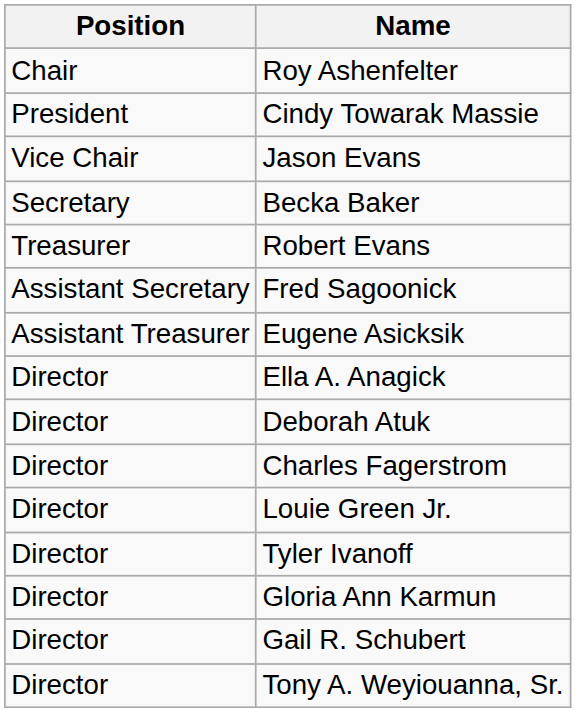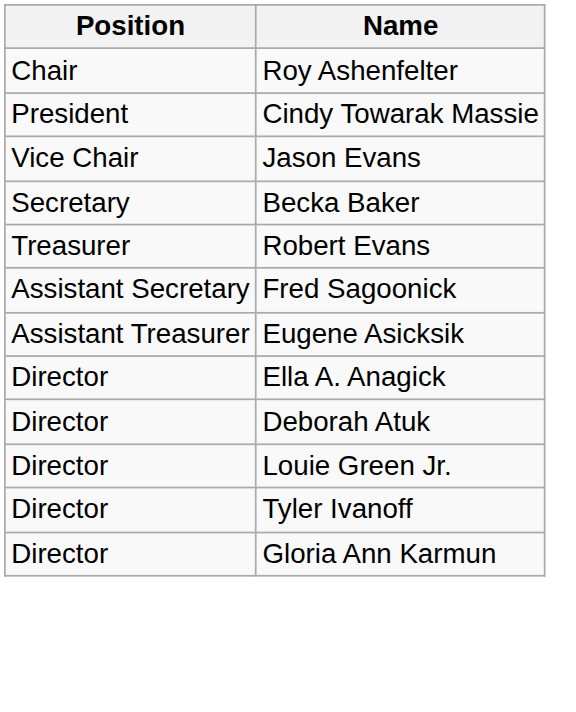- row: (385, 465)
- row: (364, 641)
- row: (413, 684)
